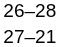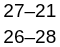rows swapped: (30, 10) <-> (30, 37)
